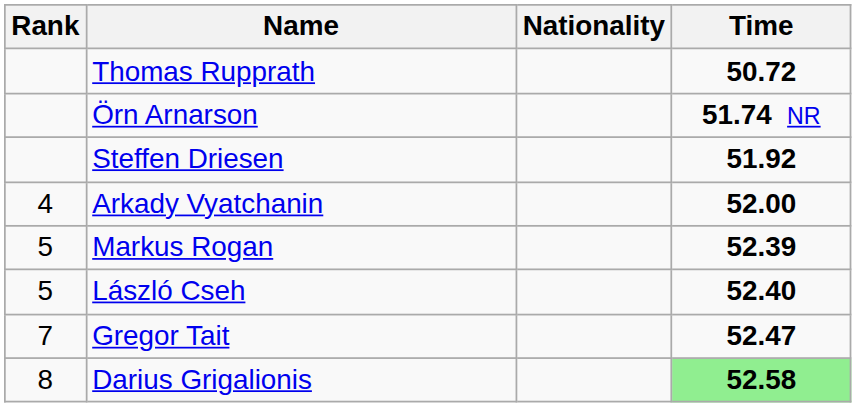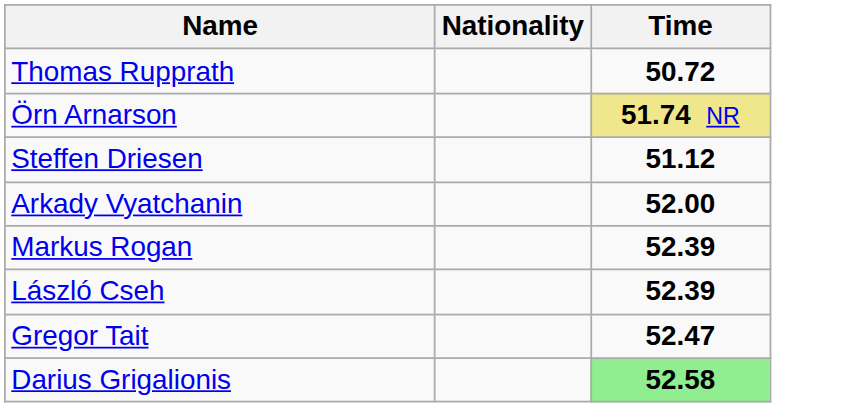- column: (45, 26)
(761, 114) no background -> (680, 114) khaki background
(761, 159) 51.92 -> (680, 159) 51.12
(761, 291) 52.40 -> (680, 291) 52.39
